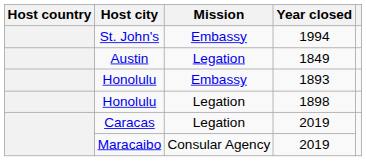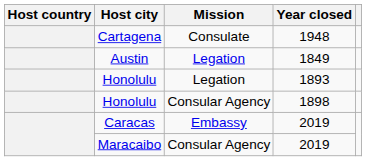- row: (129, 36)
+ row: (129, 36)
(219, 79) Embassy -> (219, 79) Legation
(219, 101) Legation -> (219, 101) Consular Agency
(219, 123) Legation -> (219, 123) Embassy
